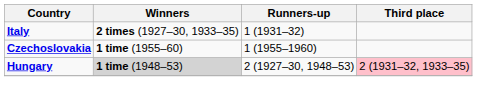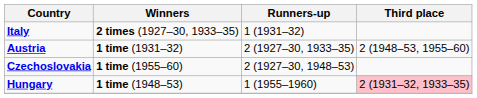+ row: (26, 48)
(280, 48) 1 (1955–1960) -> (299, 66) 2 (1927–30, 1948–53)
(139, 66) lightgrey background -> (139, 84) no background
(299, 66) 2 (1927–30, 1948–53) -> (280, 84) 1 (1955–1960)
